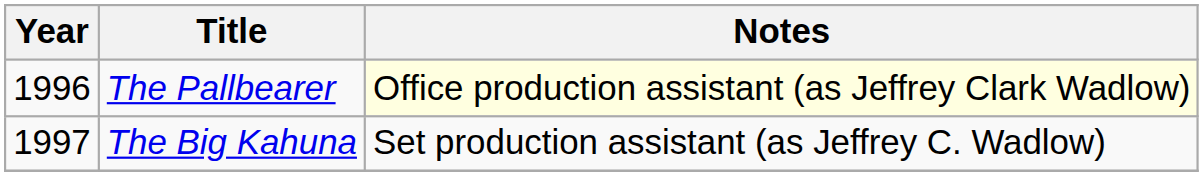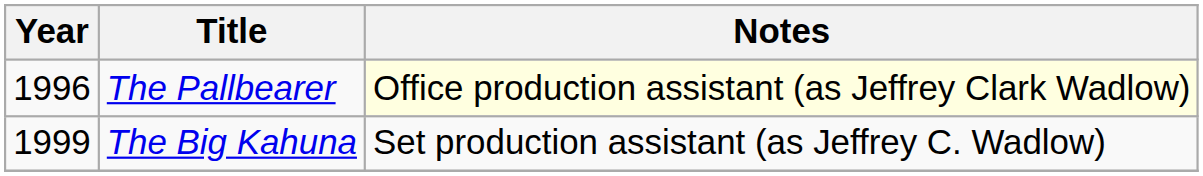(52, 142) 1997 -> (52, 142) 1999
